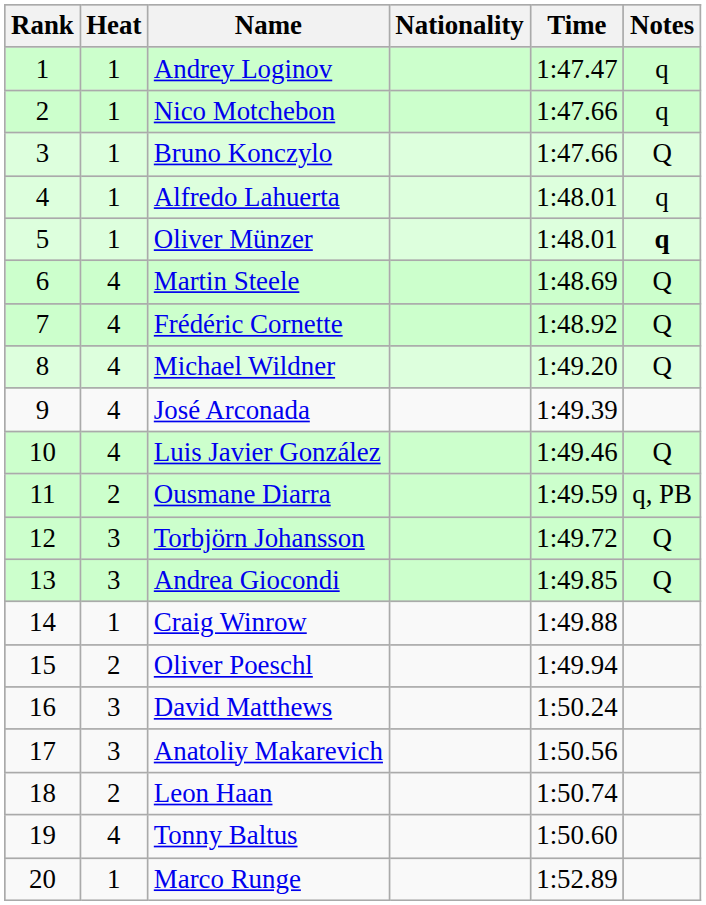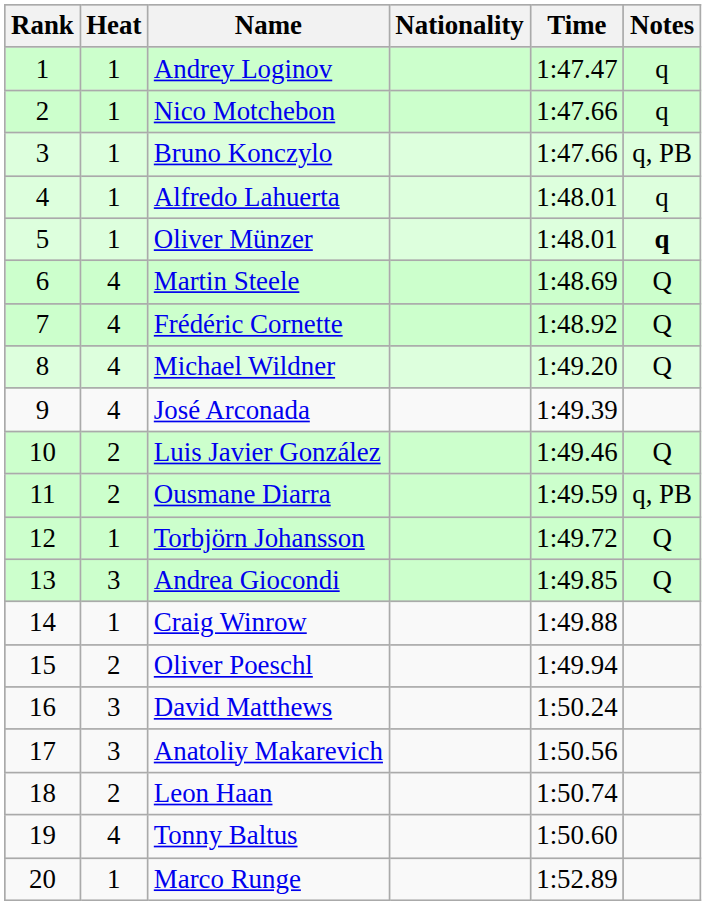(662, 153) Q -> (662, 153) q, PB
(114, 452) 4 -> (114, 452) 2
(114, 537) 3 -> (114, 537) 1
